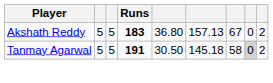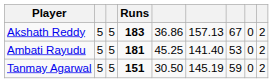(169, 31) 36.80 -> (169, 31) 36.86
+ row: (46, 50)
(135, 50) 191 -> (135, 68) 151
(206, 50) 145.18 -> (206, 68) 145.19
(235, 50) 58 -> (235, 68) 59
(250, 50) lightgrey background -> (250, 68) no background
